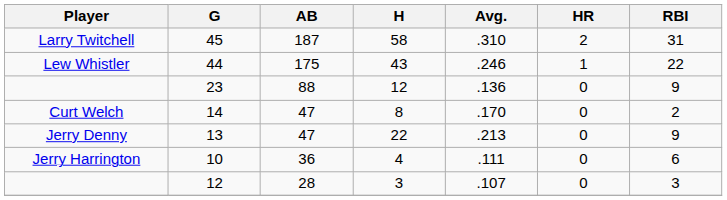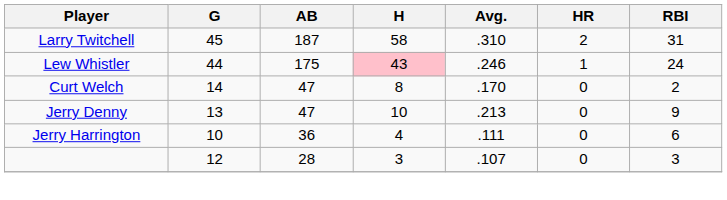(399, 64) no background -> (399, 64) pink background
(676, 64) 22 -> (676, 64) 24
- row: (214, 87)
(399, 135) 22 -> (399, 111) 10
